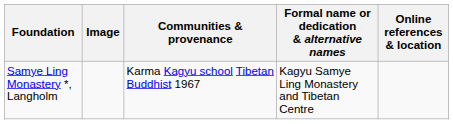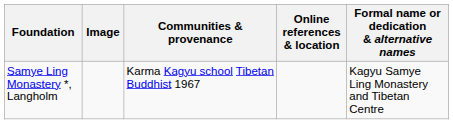columns swapped: (327, 33) <-> (413, 33)
